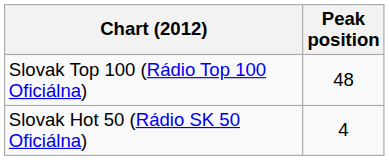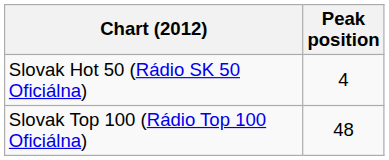rows swapped: (137, 79) <-> (124, 130)
